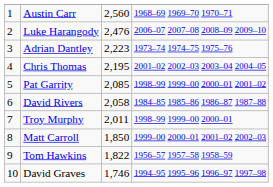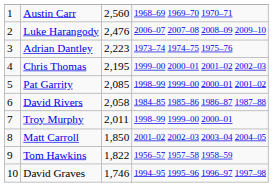(200, 66) 2001–02 2002–03 2003–04 2004–05 -> (200, 66) 1999–00 2000–01 2001–02 2002–03
(200, 137) 1999–00 2000–01 2001–02 2002–03 -> (200, 137) 2001–02 2002–03 2003–04 2004–05
